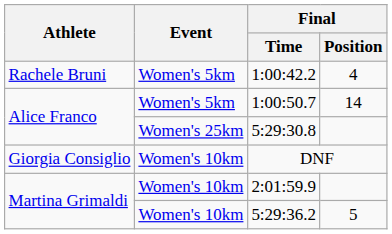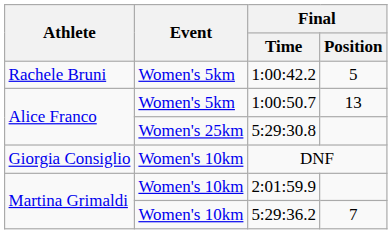(353, 74) 4 -> (353, 74) 5
(353, 102) 14 -> (353, 102) 13
(353, 215) 5 -> (353, 215) 7
